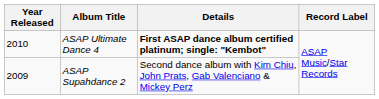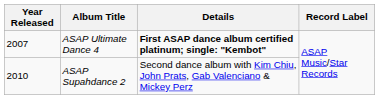(17, 44) 2010 -> (17, 44) 2007
(17, 76) 2009 -> (17, 76) 2010
